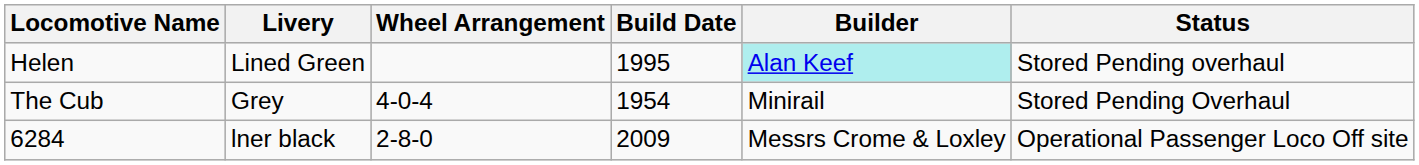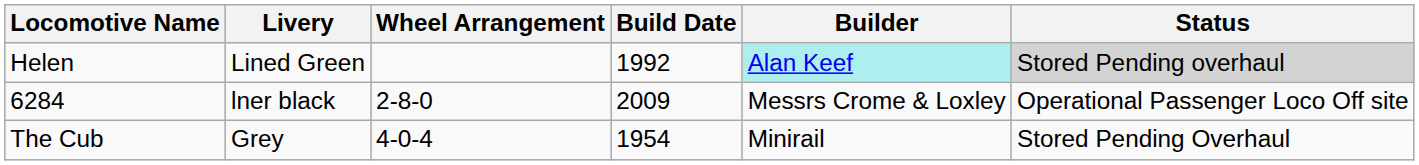(643, 62) 1995 -> (643, 62) 1992
(1151, 62) no background -> (1151, 62) lightgrey background
rows swapped: (57, 100) <-> (37, 139)
